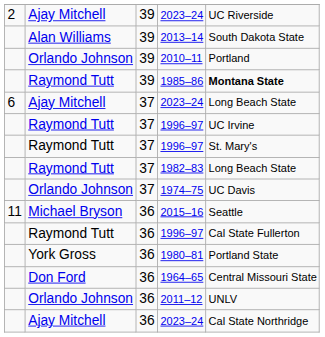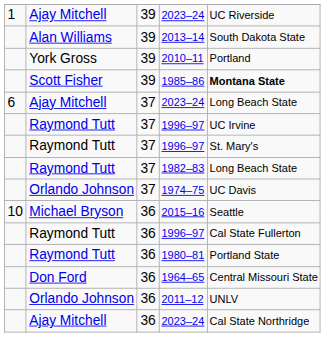(11, 15) 2 -> (11, 15) 1
(81, 59) Orlando Johnson -> (63, 59) York Gross
(71, 80) Raymond Tutt -> (66, 80) Scott Fisher
(15, 211) 11 -> (15, 211) 10
(62, 255) York Gross -> (72, 255) Raymond Tutt
